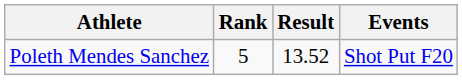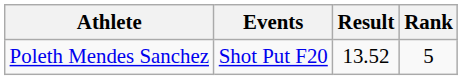columns swapped: (398, 22) <-> (243, 22)
